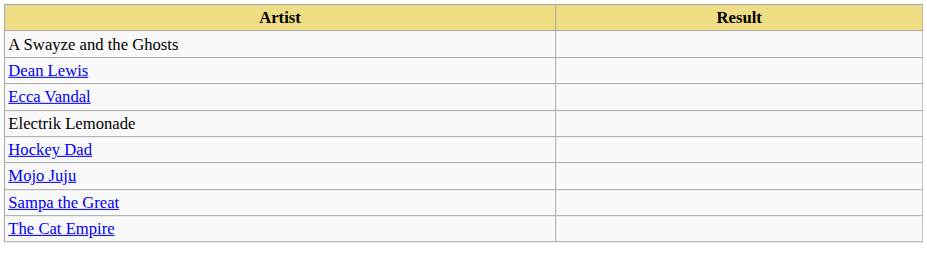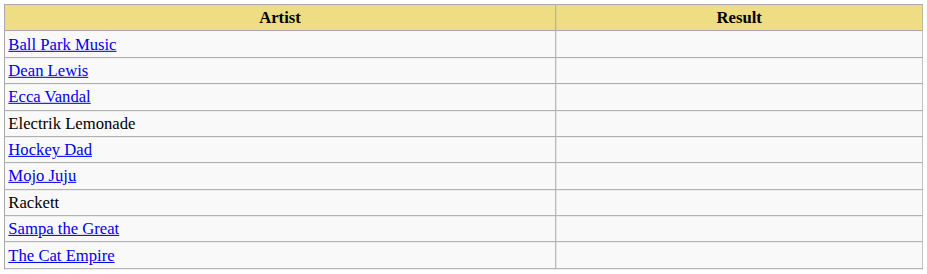- row: (93, 44)
+ row: (62, 44)
+ row: (34, 202)
